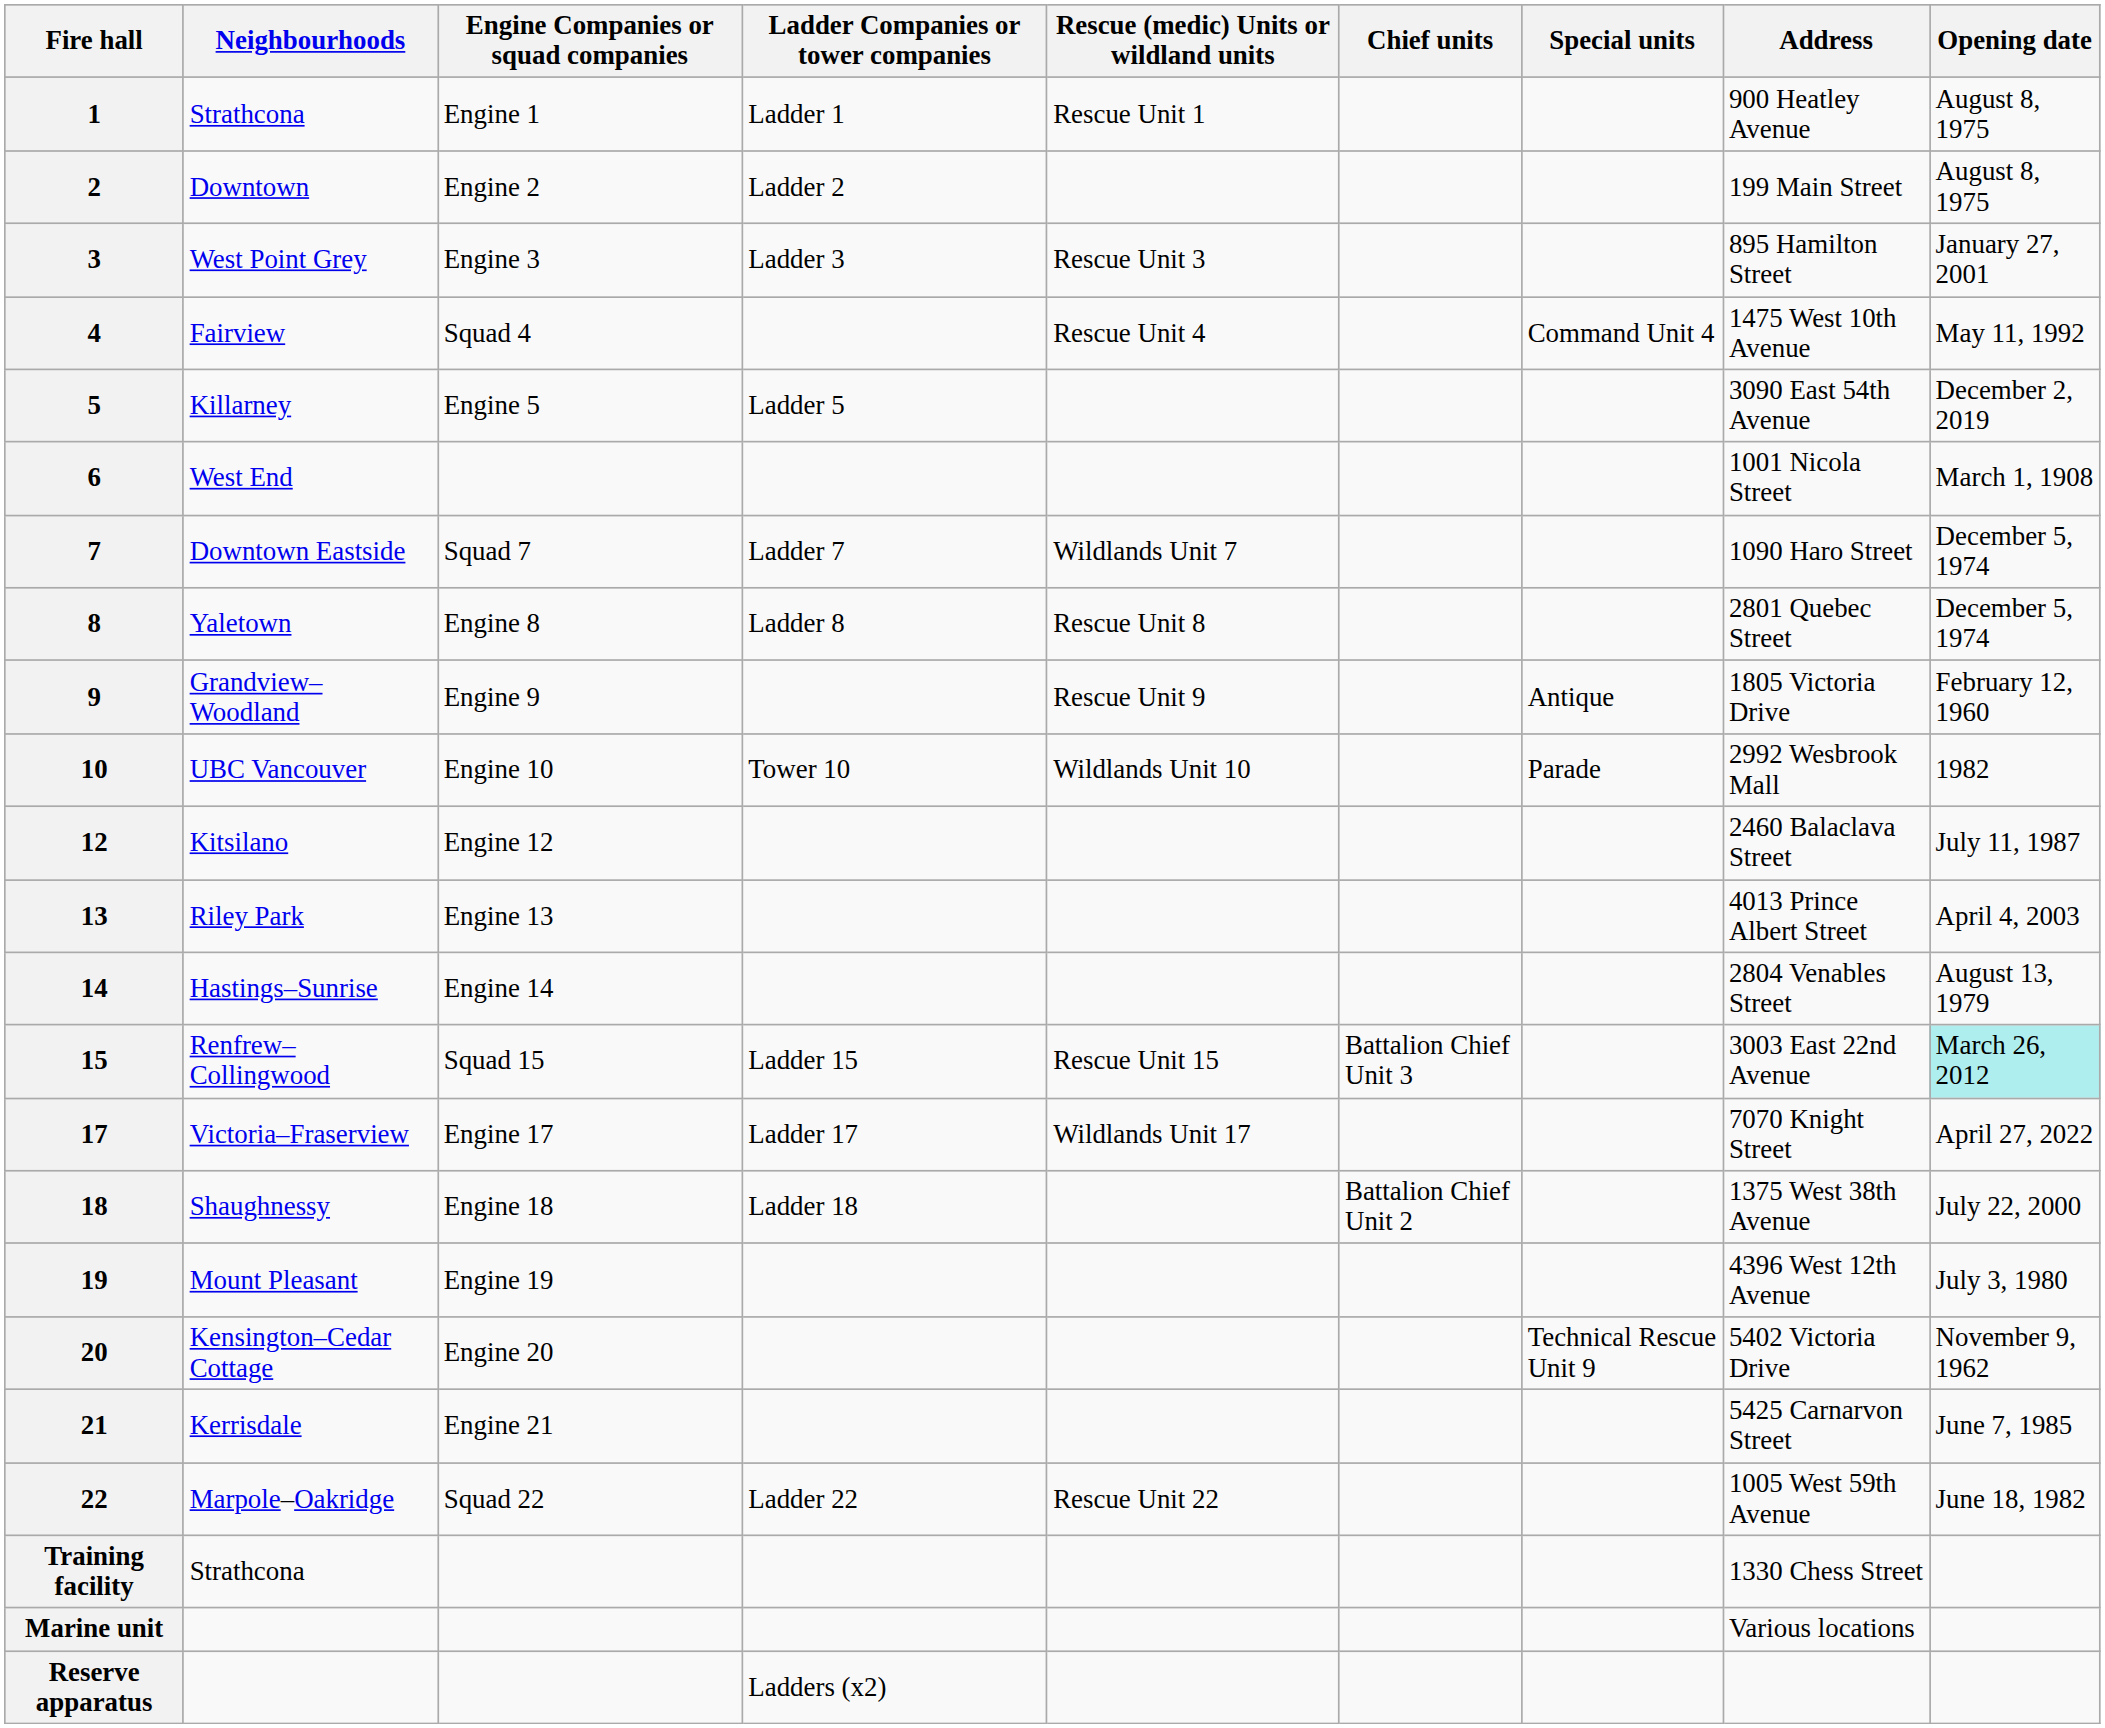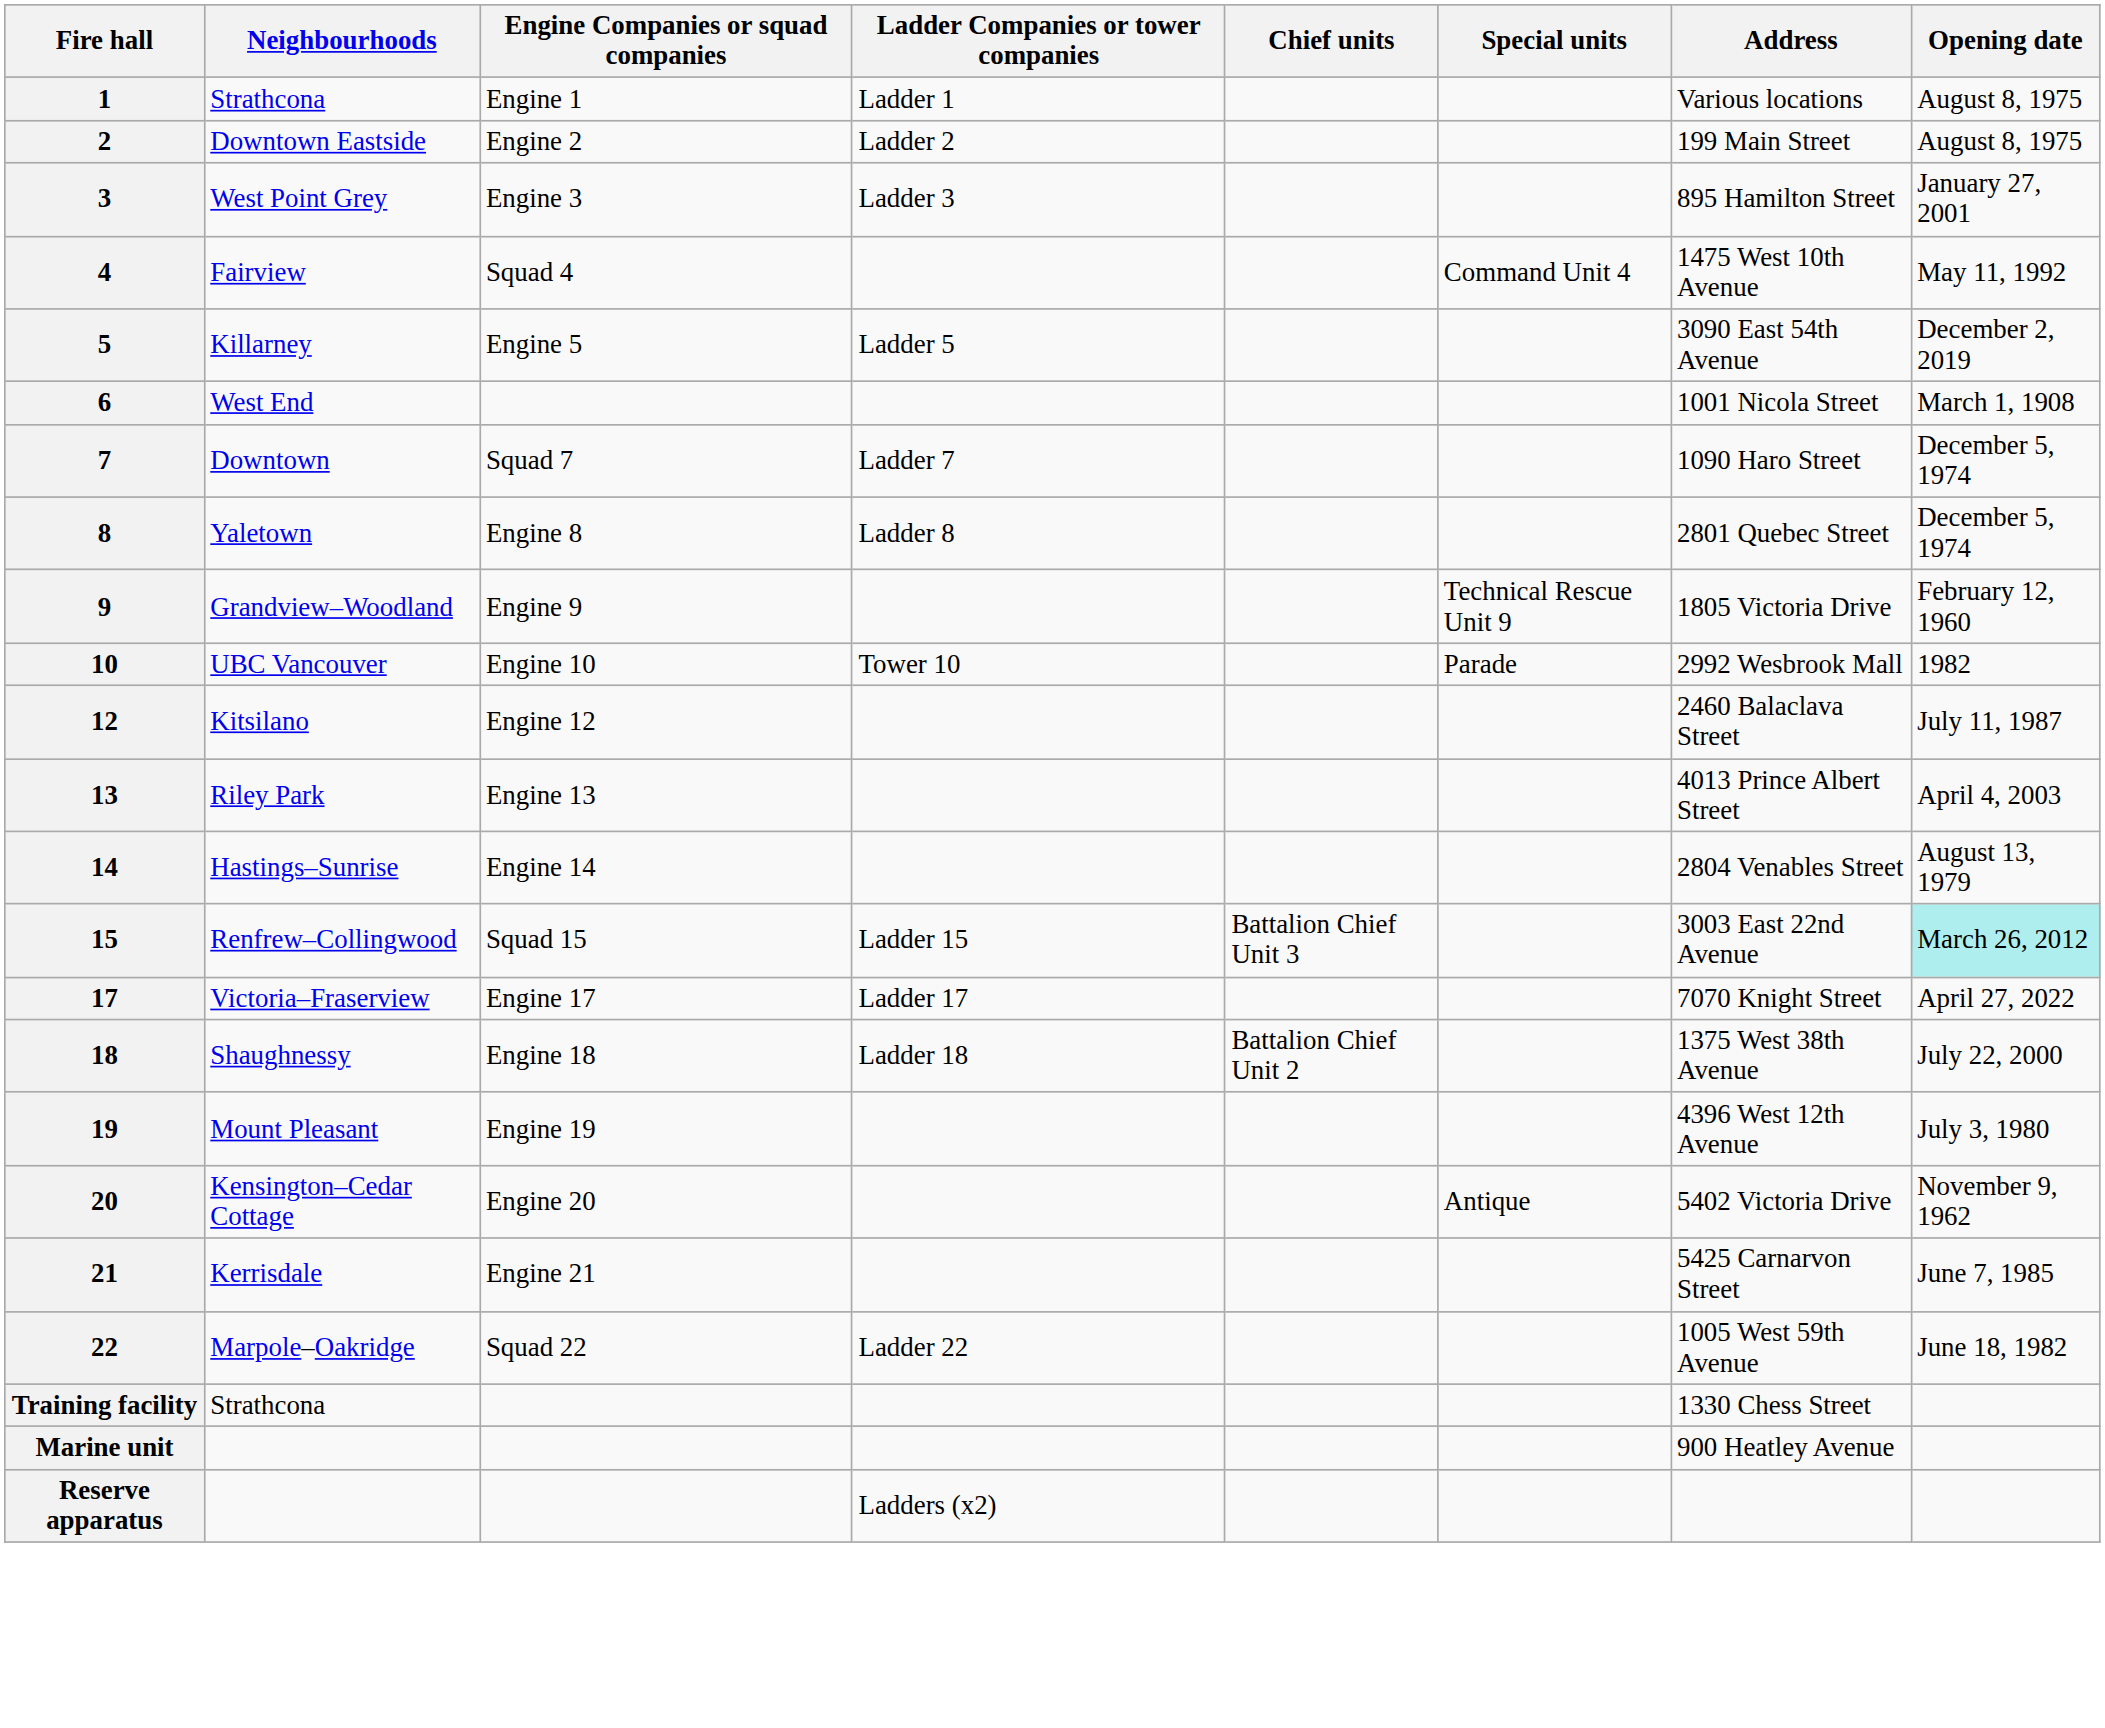- column: (1193, 40)
(1794, 113) 900 Heatley Avenue -> (1770, 98) Various locations
(249, 186) Downtown -> (318, 141) Downtown Eastside
(298, 551) Downtown Eastside -> (270, 460) Downtown
(1571, 696) Antique -> (1538, 606) Technical Rescue Unit 9
(1622, 1352) Technical Rescue Unit 9 -> (1487, 1201) Antique
(1822, 1628) Various locations -> (1786, 1447) 900 Heatley Avenue
